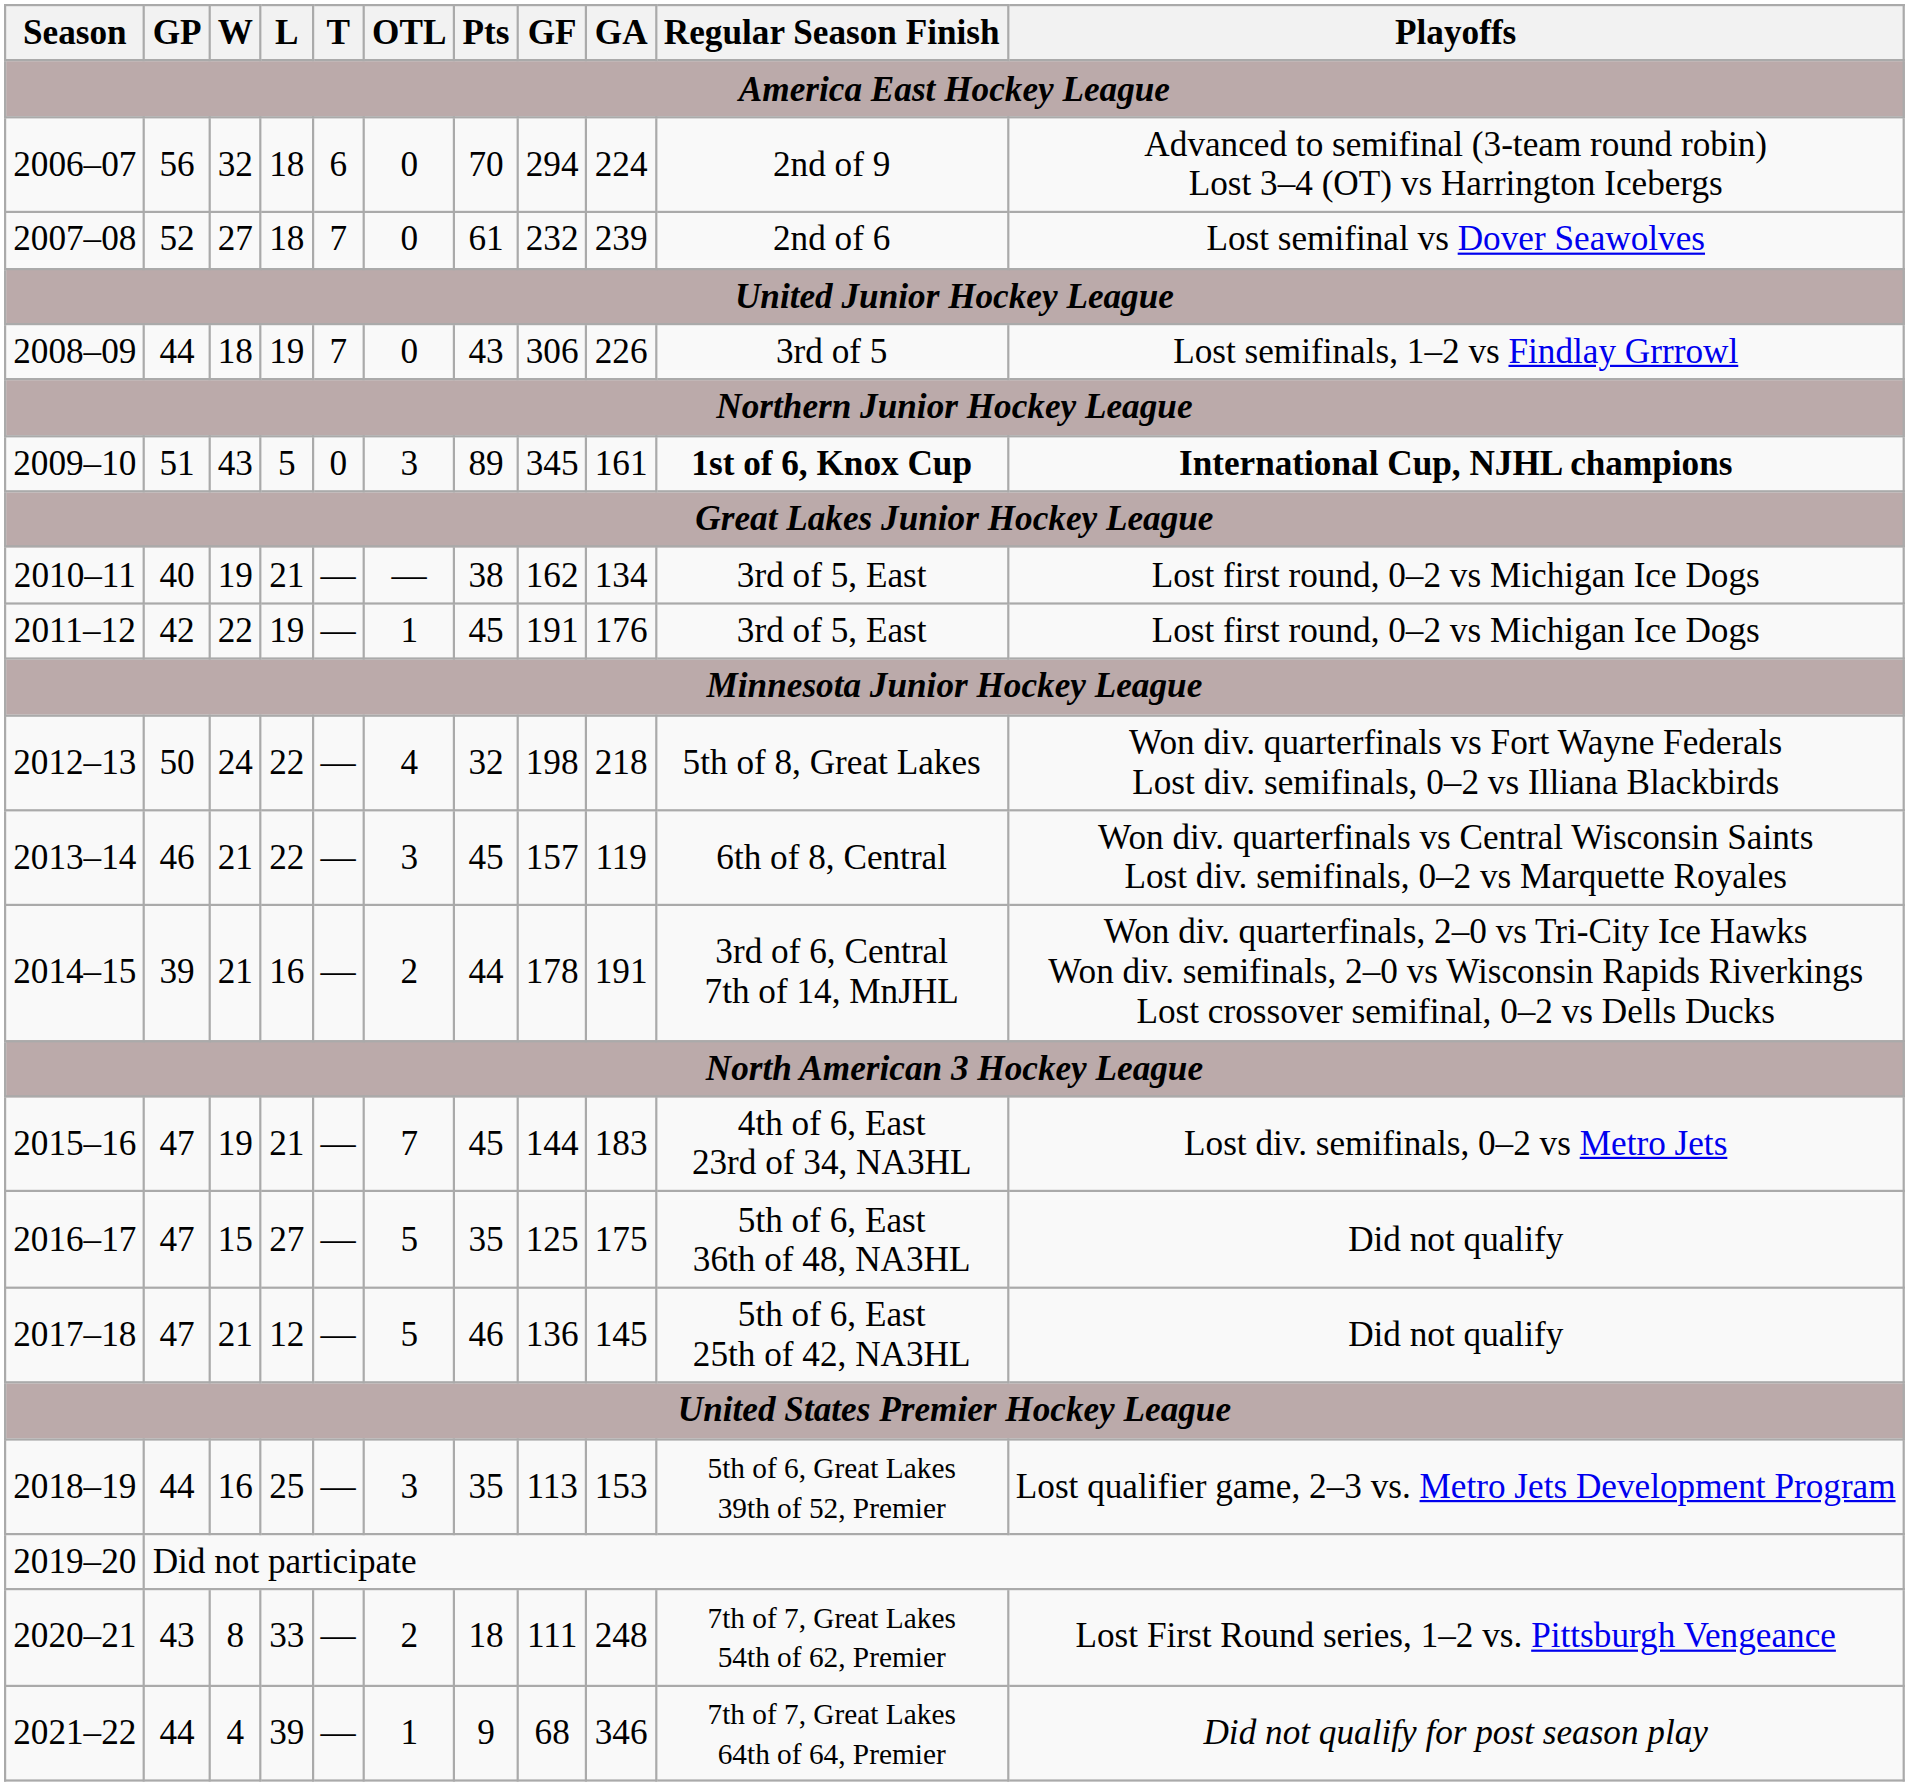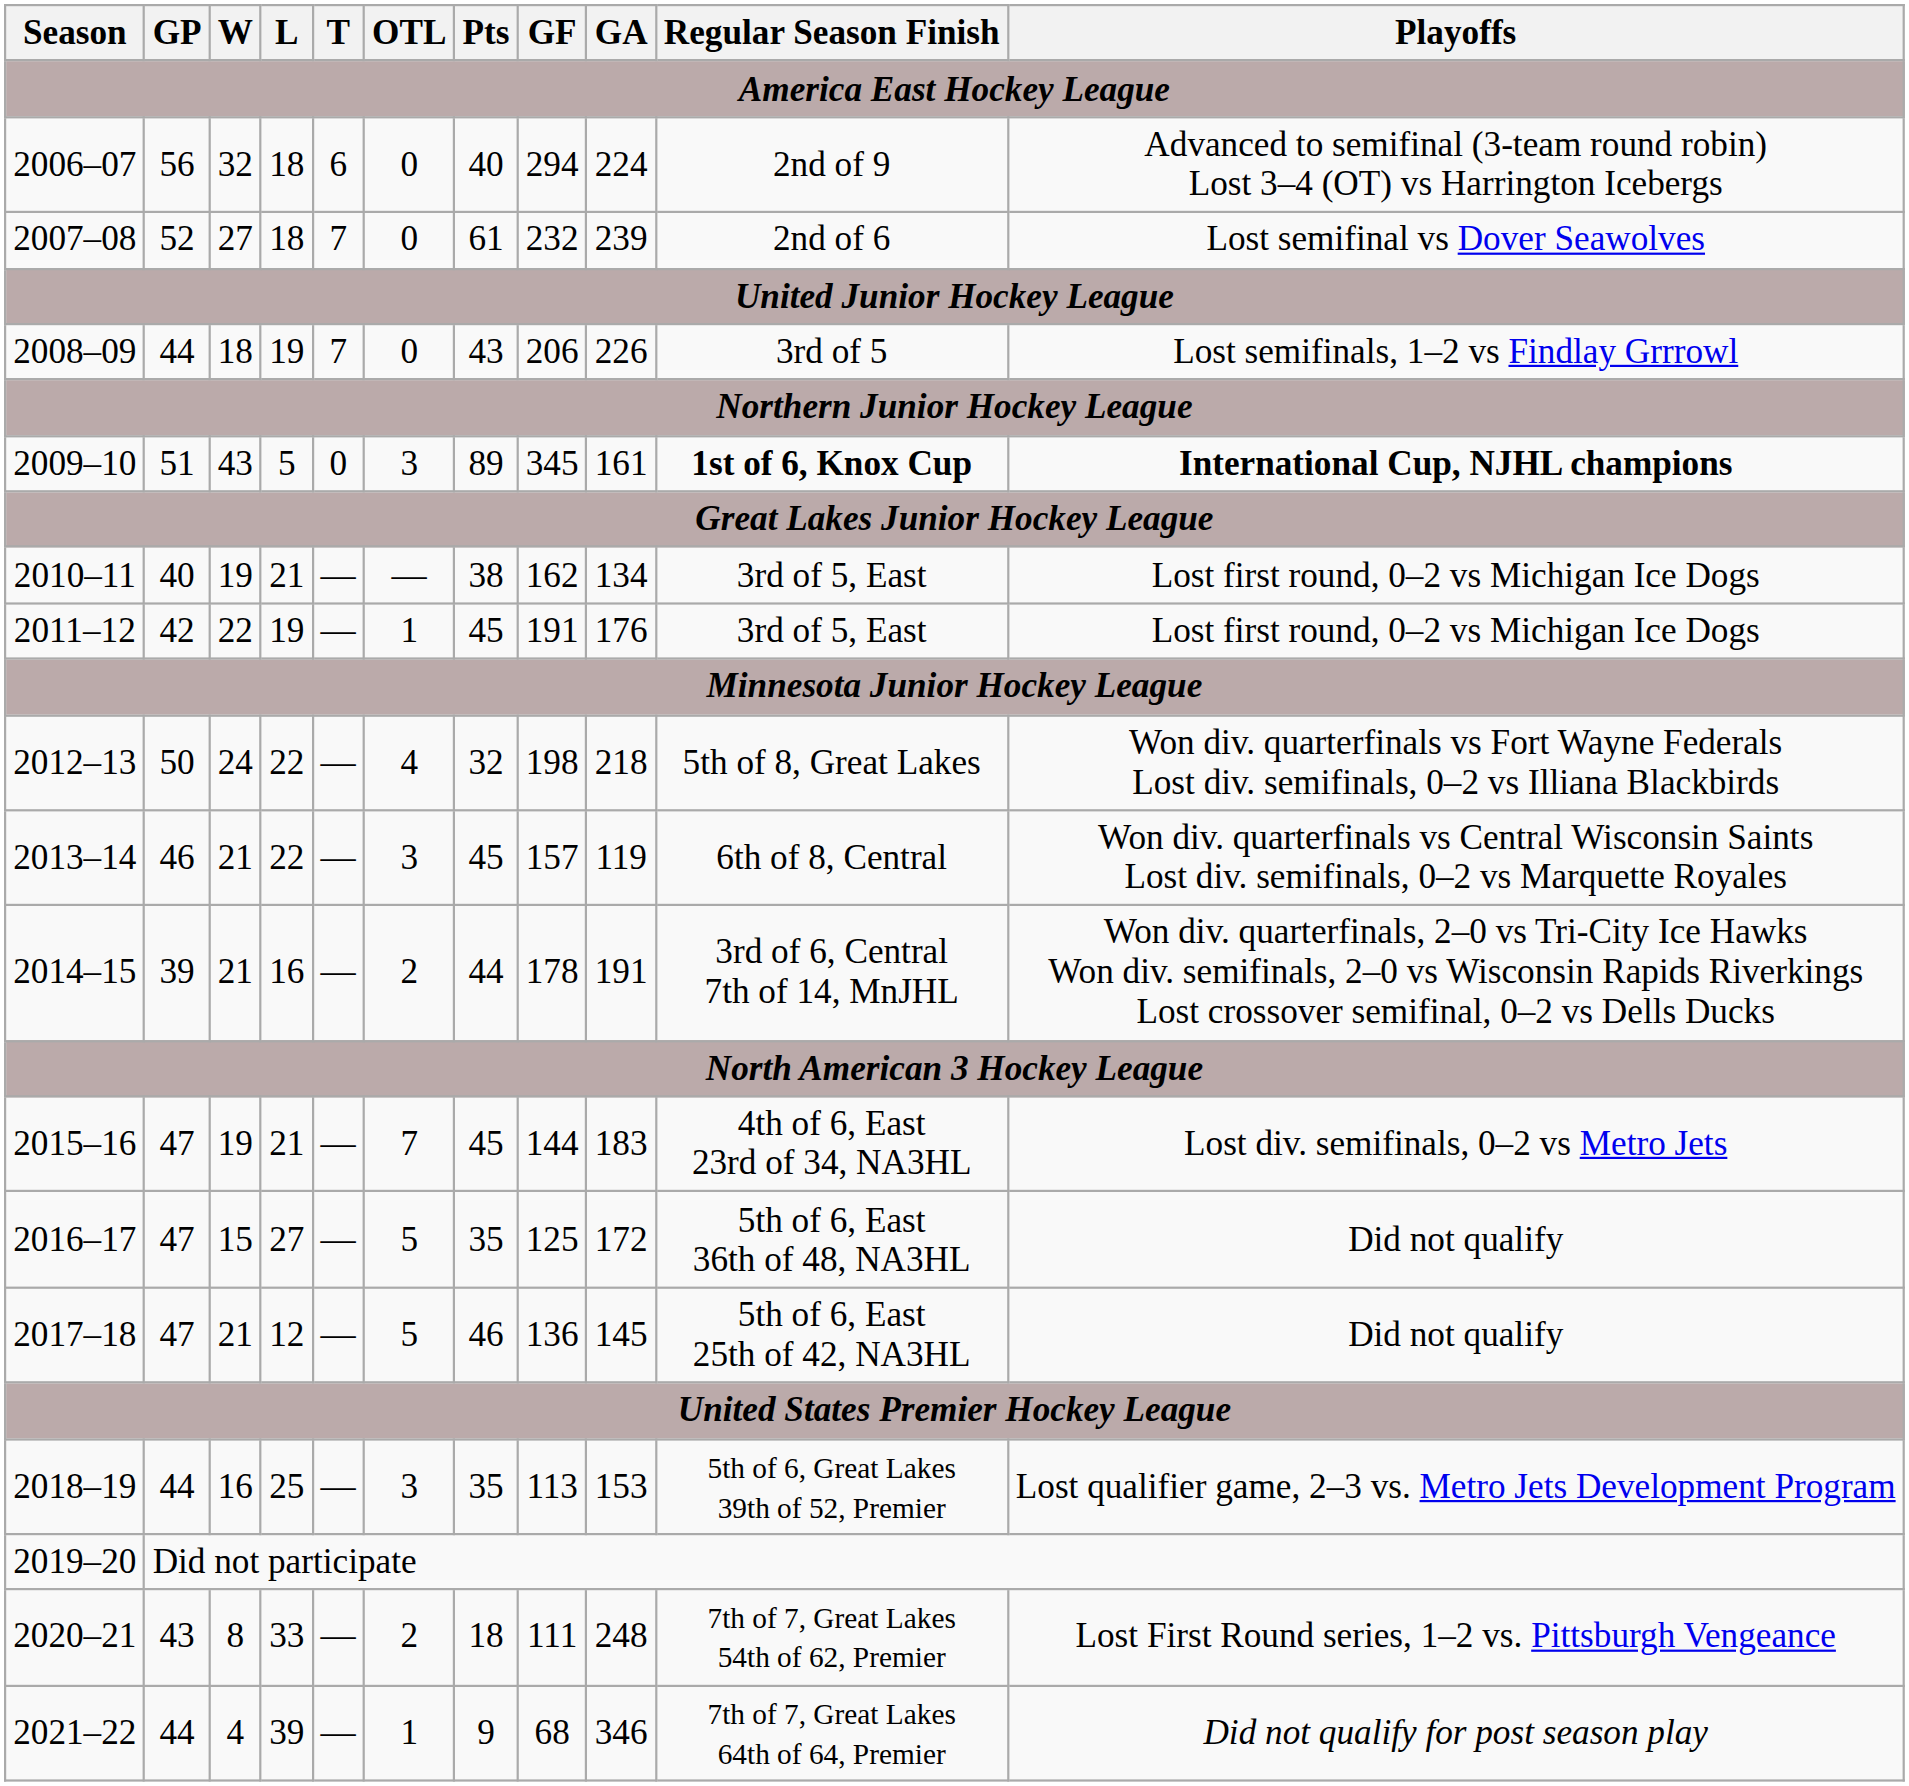(486, 163) 70 -> (486, 163) 40
(552, 351) 306 -> (552, 351) 206
(621, 1238) 175 -> (621, 1238) 172
